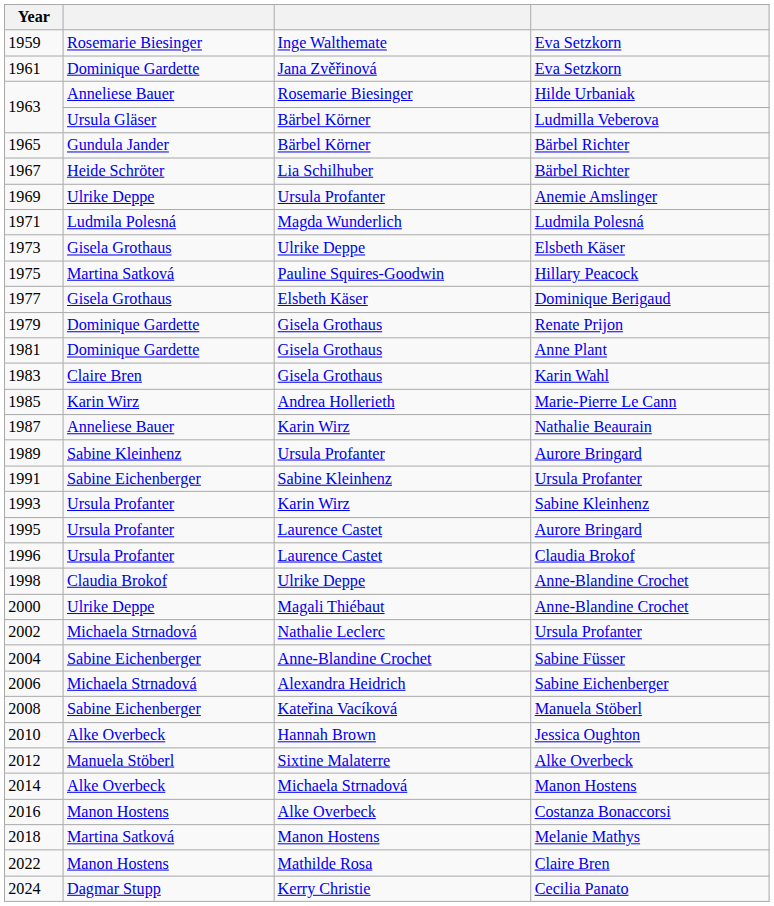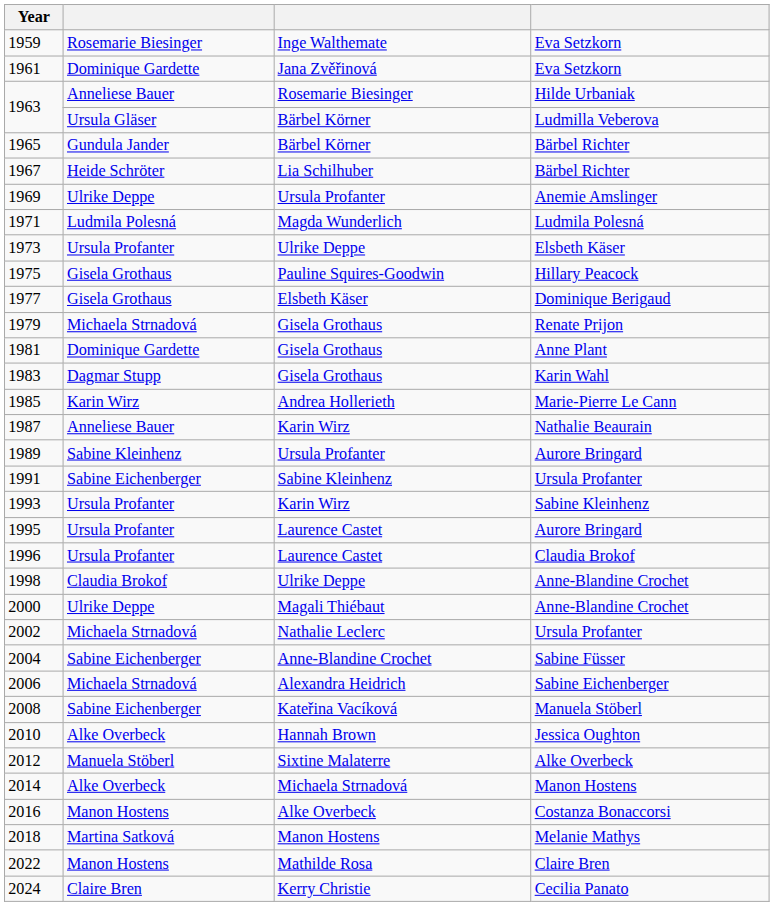(119, 247) Gisela Grothaus -> (121, 247) Ursula Profanter
(121, 273) Martina Satková -> (119, 273) Gisela Grothaus
(133, 324) Dominique Gardette -> (132, 324) Michaela Strnadová
(104, 376) Claire Bren -> (114, 376) Dagmar Stupp
(114, 888) Dagmar Stupp -> (104, 888) Claire Bren
